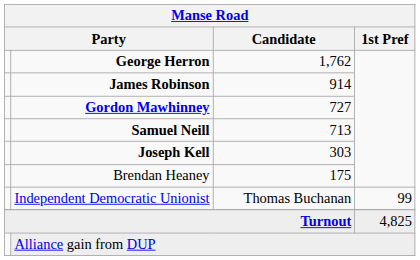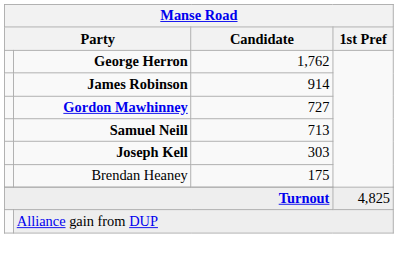- row: (112, 198)
